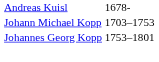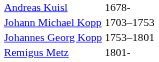+ row: (36, 52)
